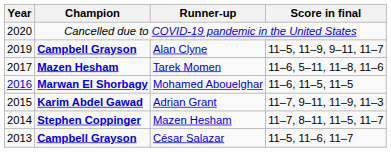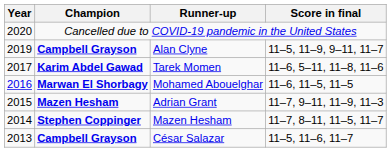(78, 67) Mazen Hesham -> (90, 67) Karim Abdel Gawad
(90, 102) Karim Abdel Gawad -> (78, 102) Mazen Hesham
